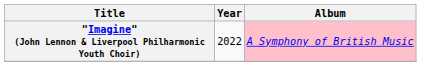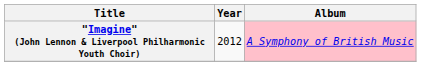(229, 41) 2022 -> (229, 41) 2012
